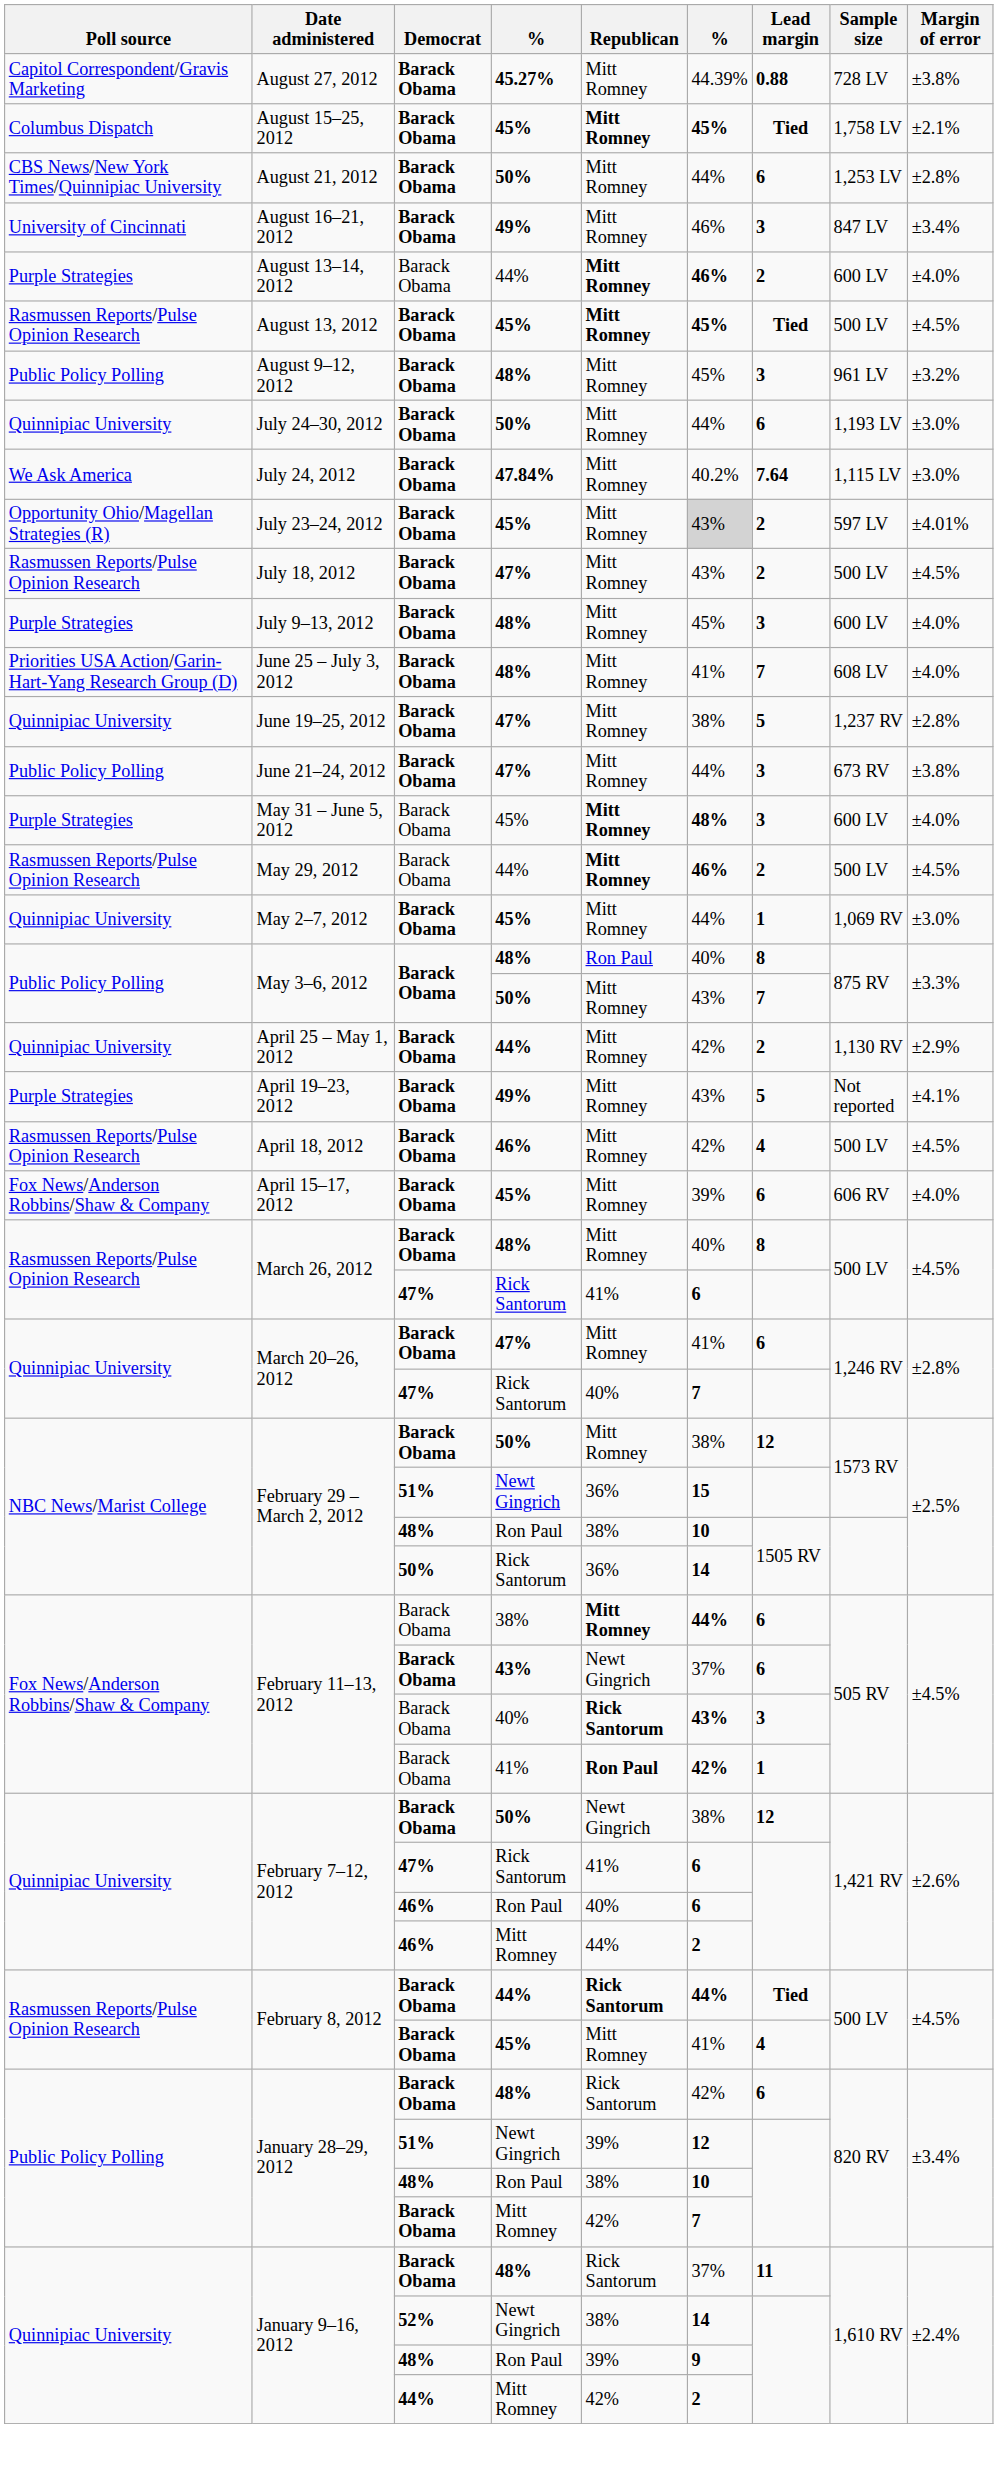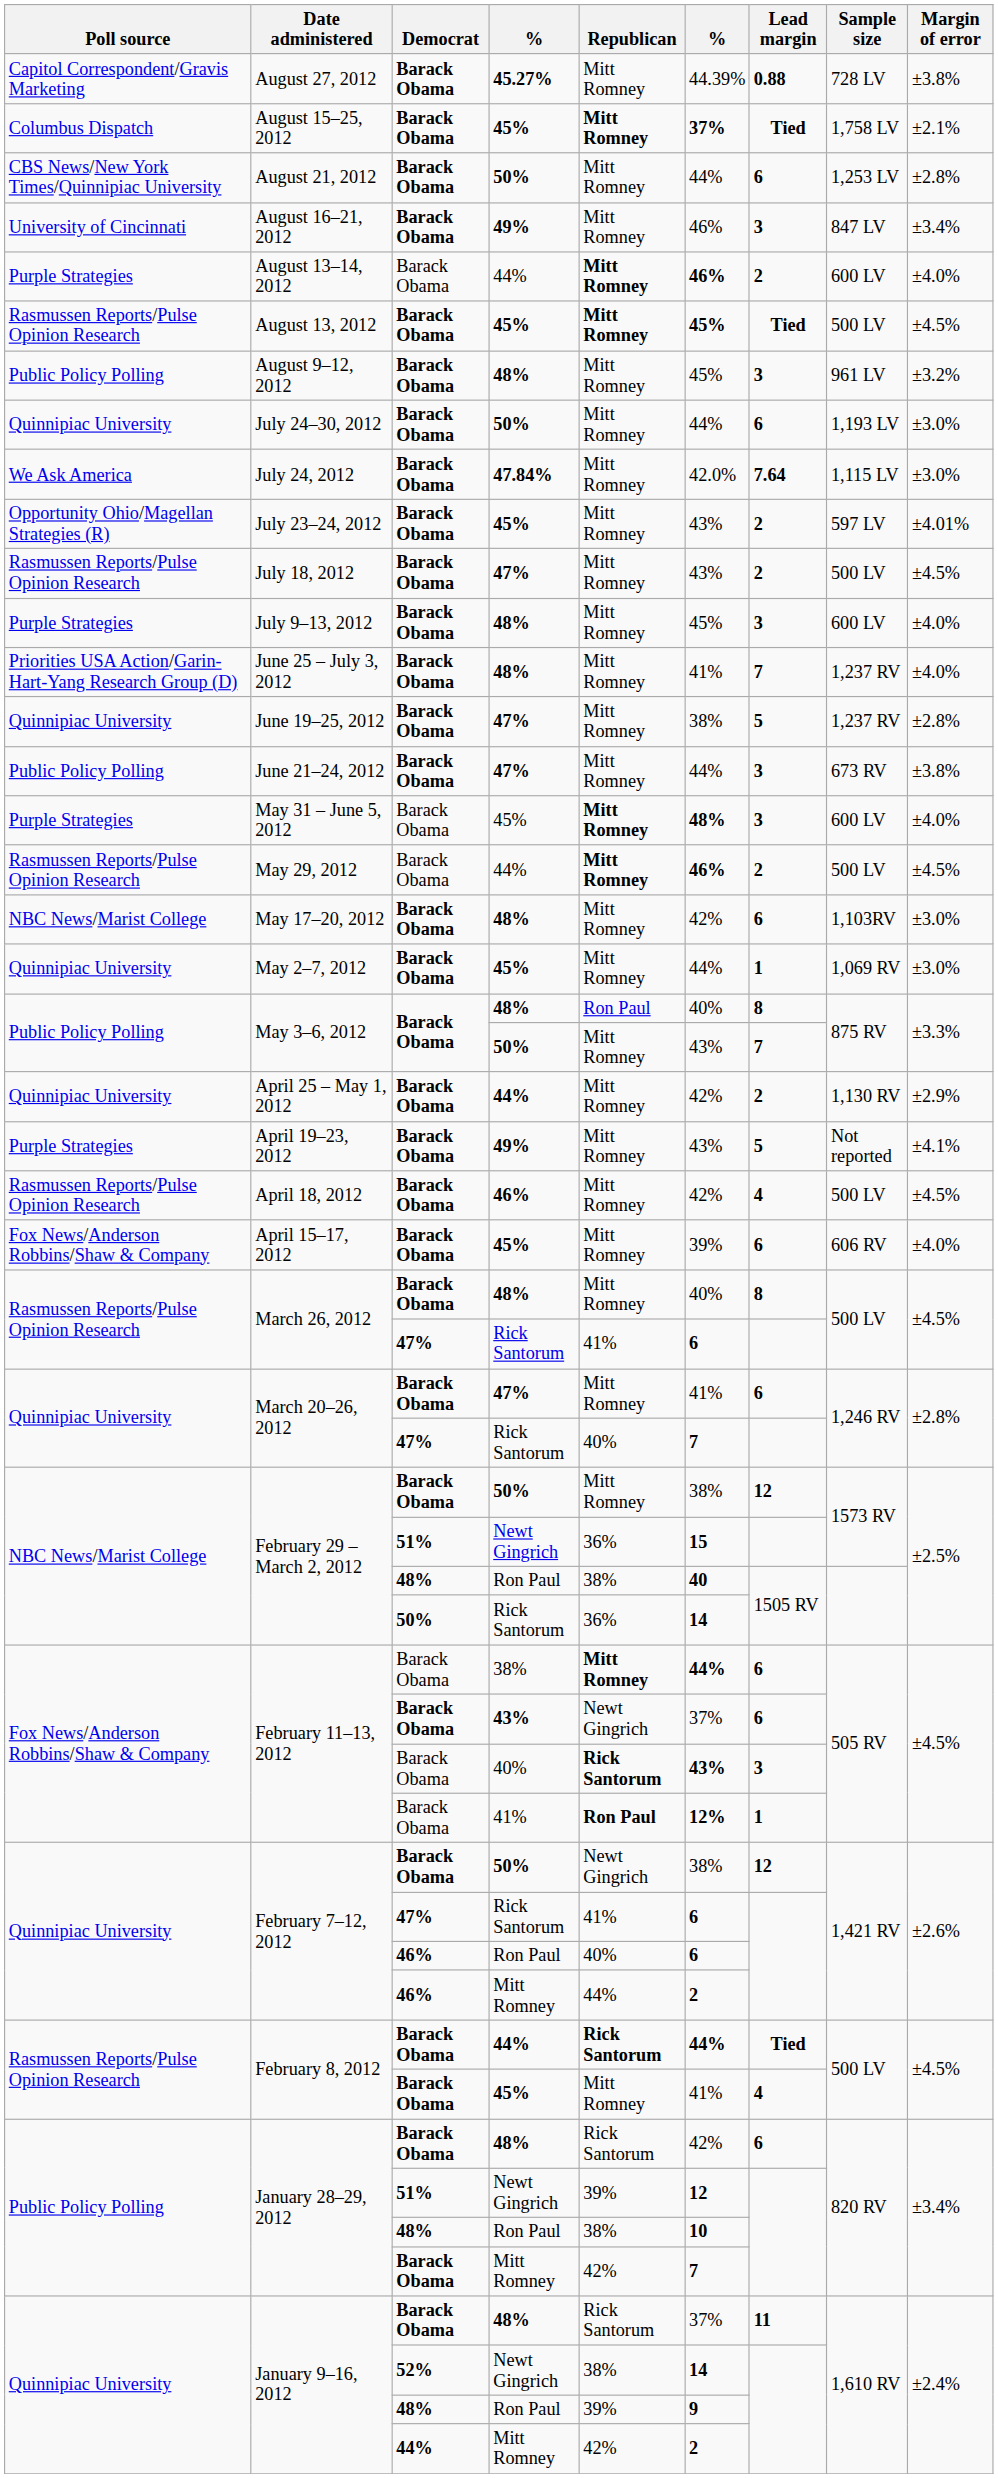(710, 128) 45% -> (707, 128) 37%
(715, 474) 40.2% -> (713, 474) 42.0%
(708, 523) lightgrey background -> (706, 523) no background
(861, 672) 608 LV -> (866, 672) 1,237 RV
+ row: (320, 919)
(701, 1531) 10 -> (698, 1580) 40
(710, 1768) 42% -> (707, 1817) 12%
